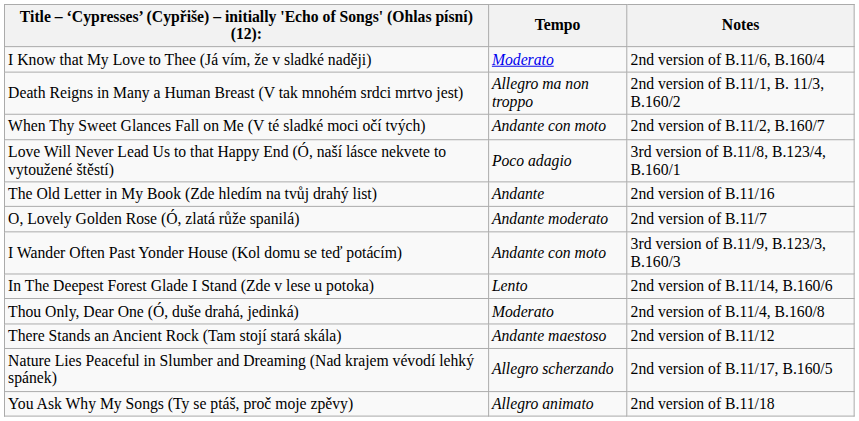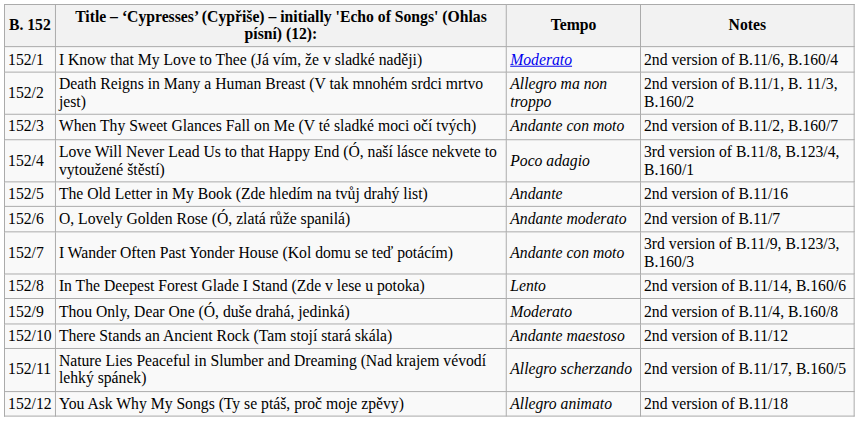+ column: (30, 25)
